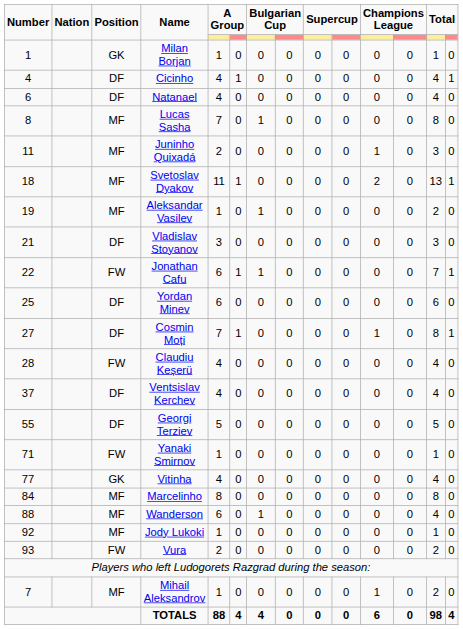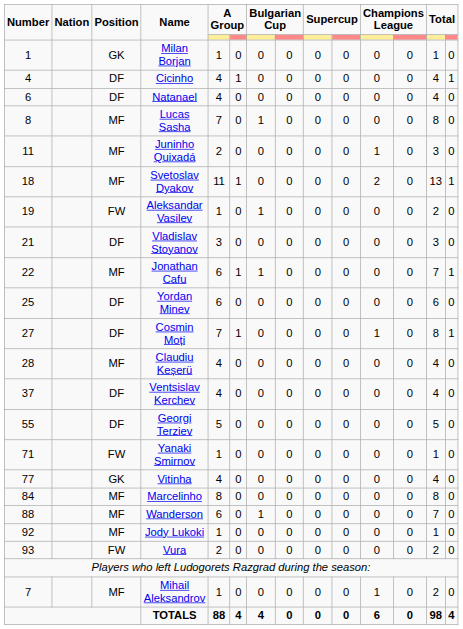(117, 212) MF -> (117, 212) FW
(117, 272) FW -> (117, 272) MF
(117, 363) FW -> (117, 363) MF
(436, 514) 4 -> (436, 514) 7
